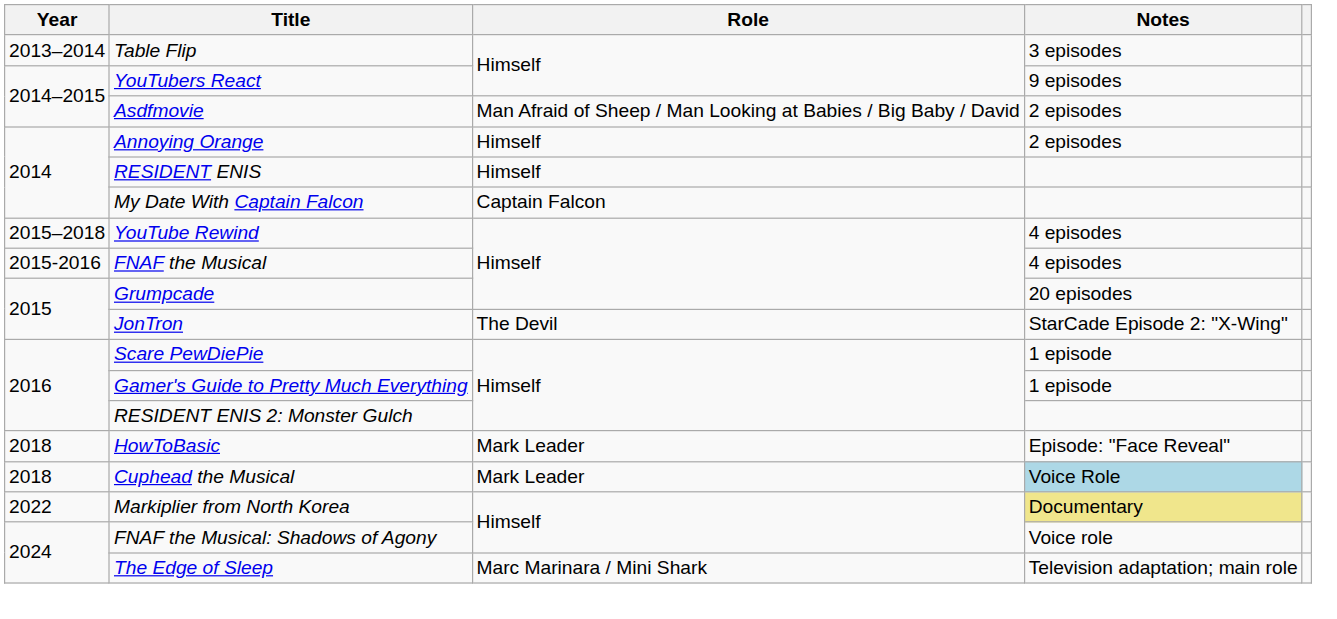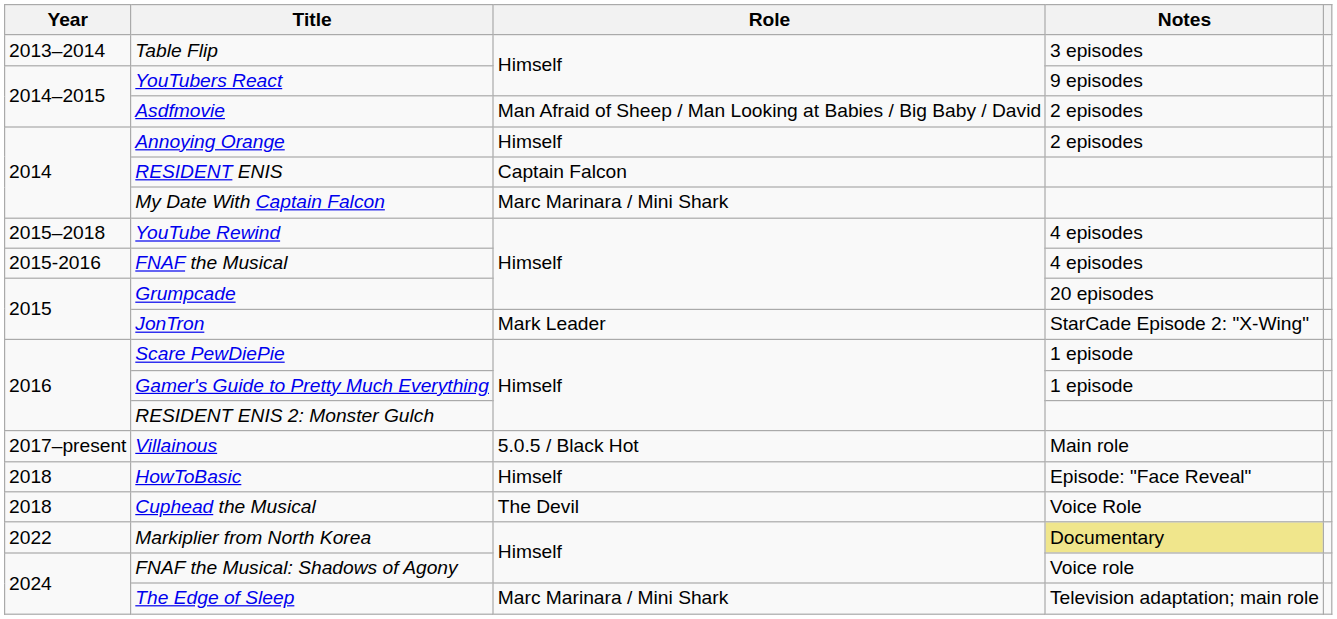(509, 171) Himself -> (562, 171) Captain Falcon
(541, 202) Captain Falcon -> (613, 202) Marc Marinara / Mini Shark
(517, 324) The Devil -> (552, 324) Mark Leader
+ row: (176, 446)
(530, 446) Mark Leader -> (530, 476) Himself
(530, 476) Mark Leader -> (538, 506) The Devil
(1075, 476) lightblue background -> (1096, 506) no background
